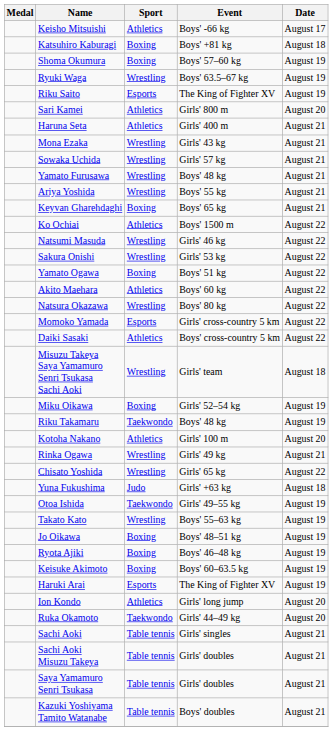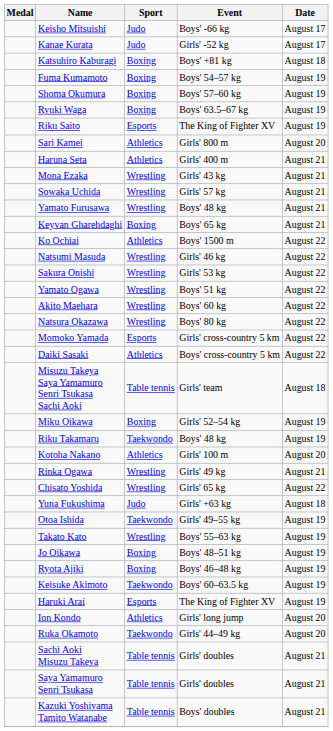(145, 29) Athletics -> (136, 29) Judo
+ row: (65, 45)
+ row: (73, 77)
(146, 77) Wrestling -> (141, 110) Boxing
- row: (66, 192)
(141, 273) Boxing -> (146, 289) Wrestling
(145, 289) Athletics -> (146, 306) Wrestling
(146, 372) Wrestling -> (151, 388) Table tennis
(141, 569) Boxing -> (150, 585) Taekwondo
- row: (60, 634)
